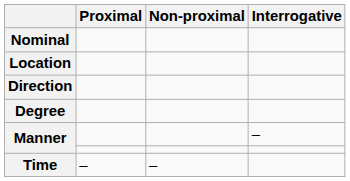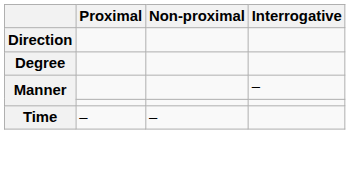- row: (40, 39)
- row: (40, 63)
